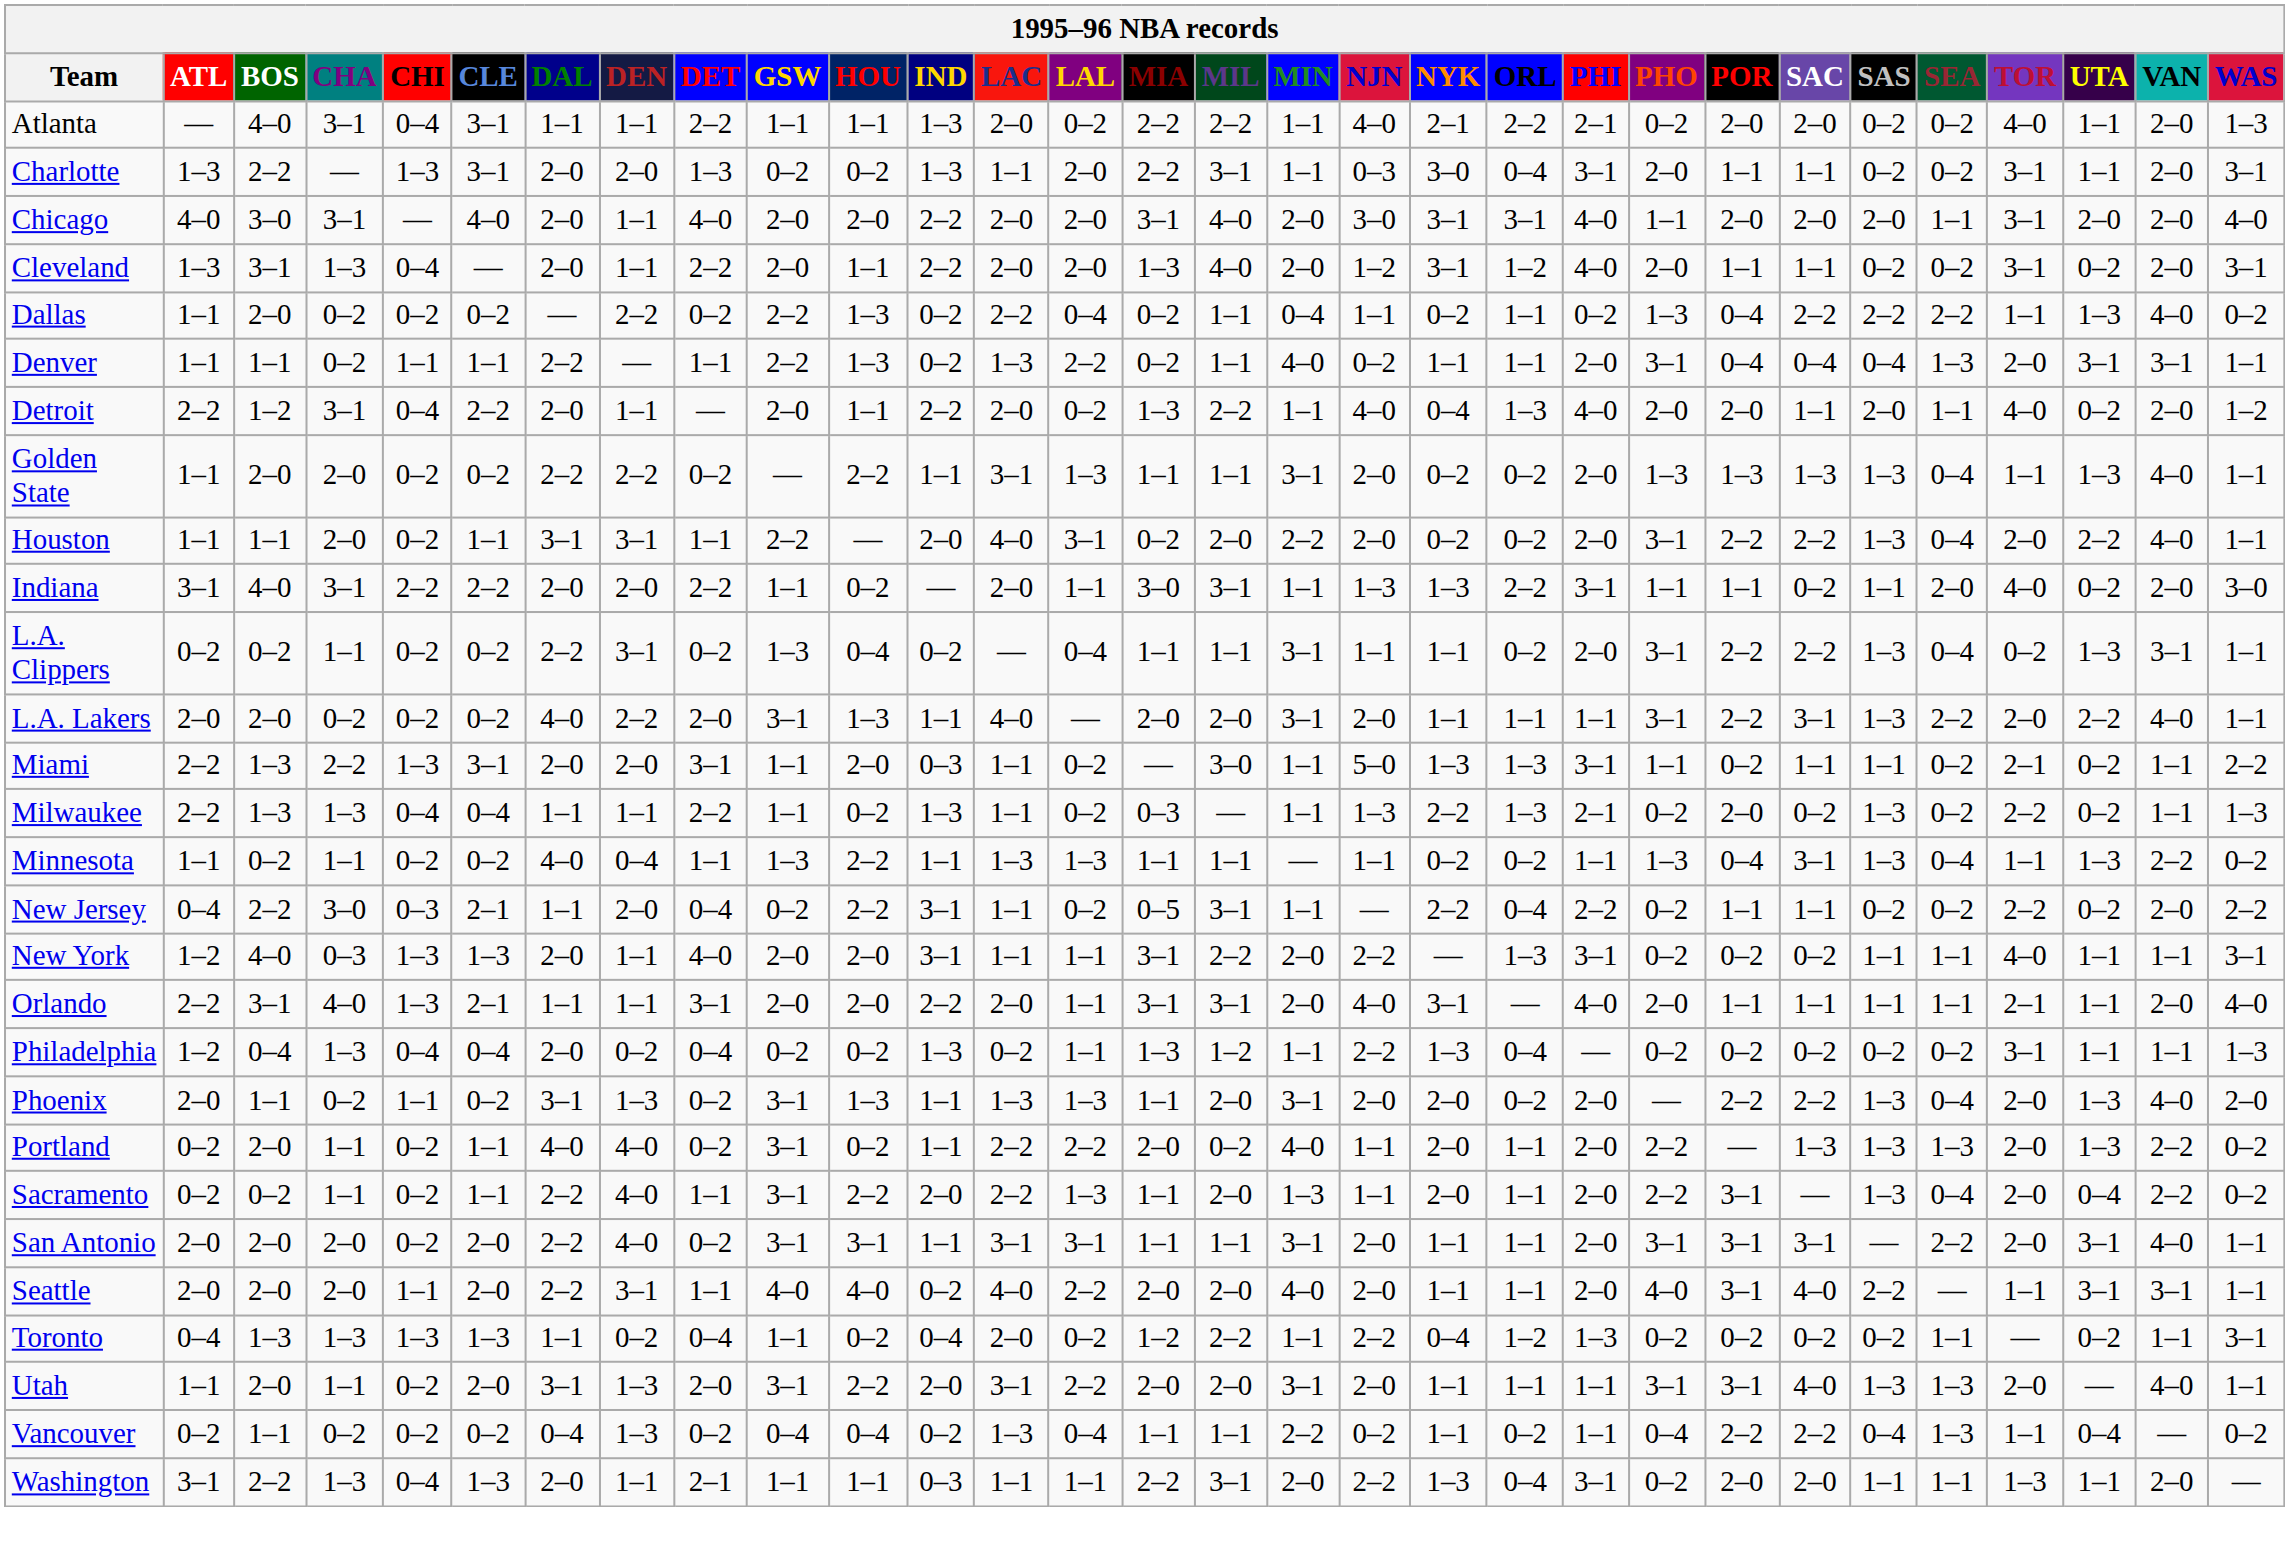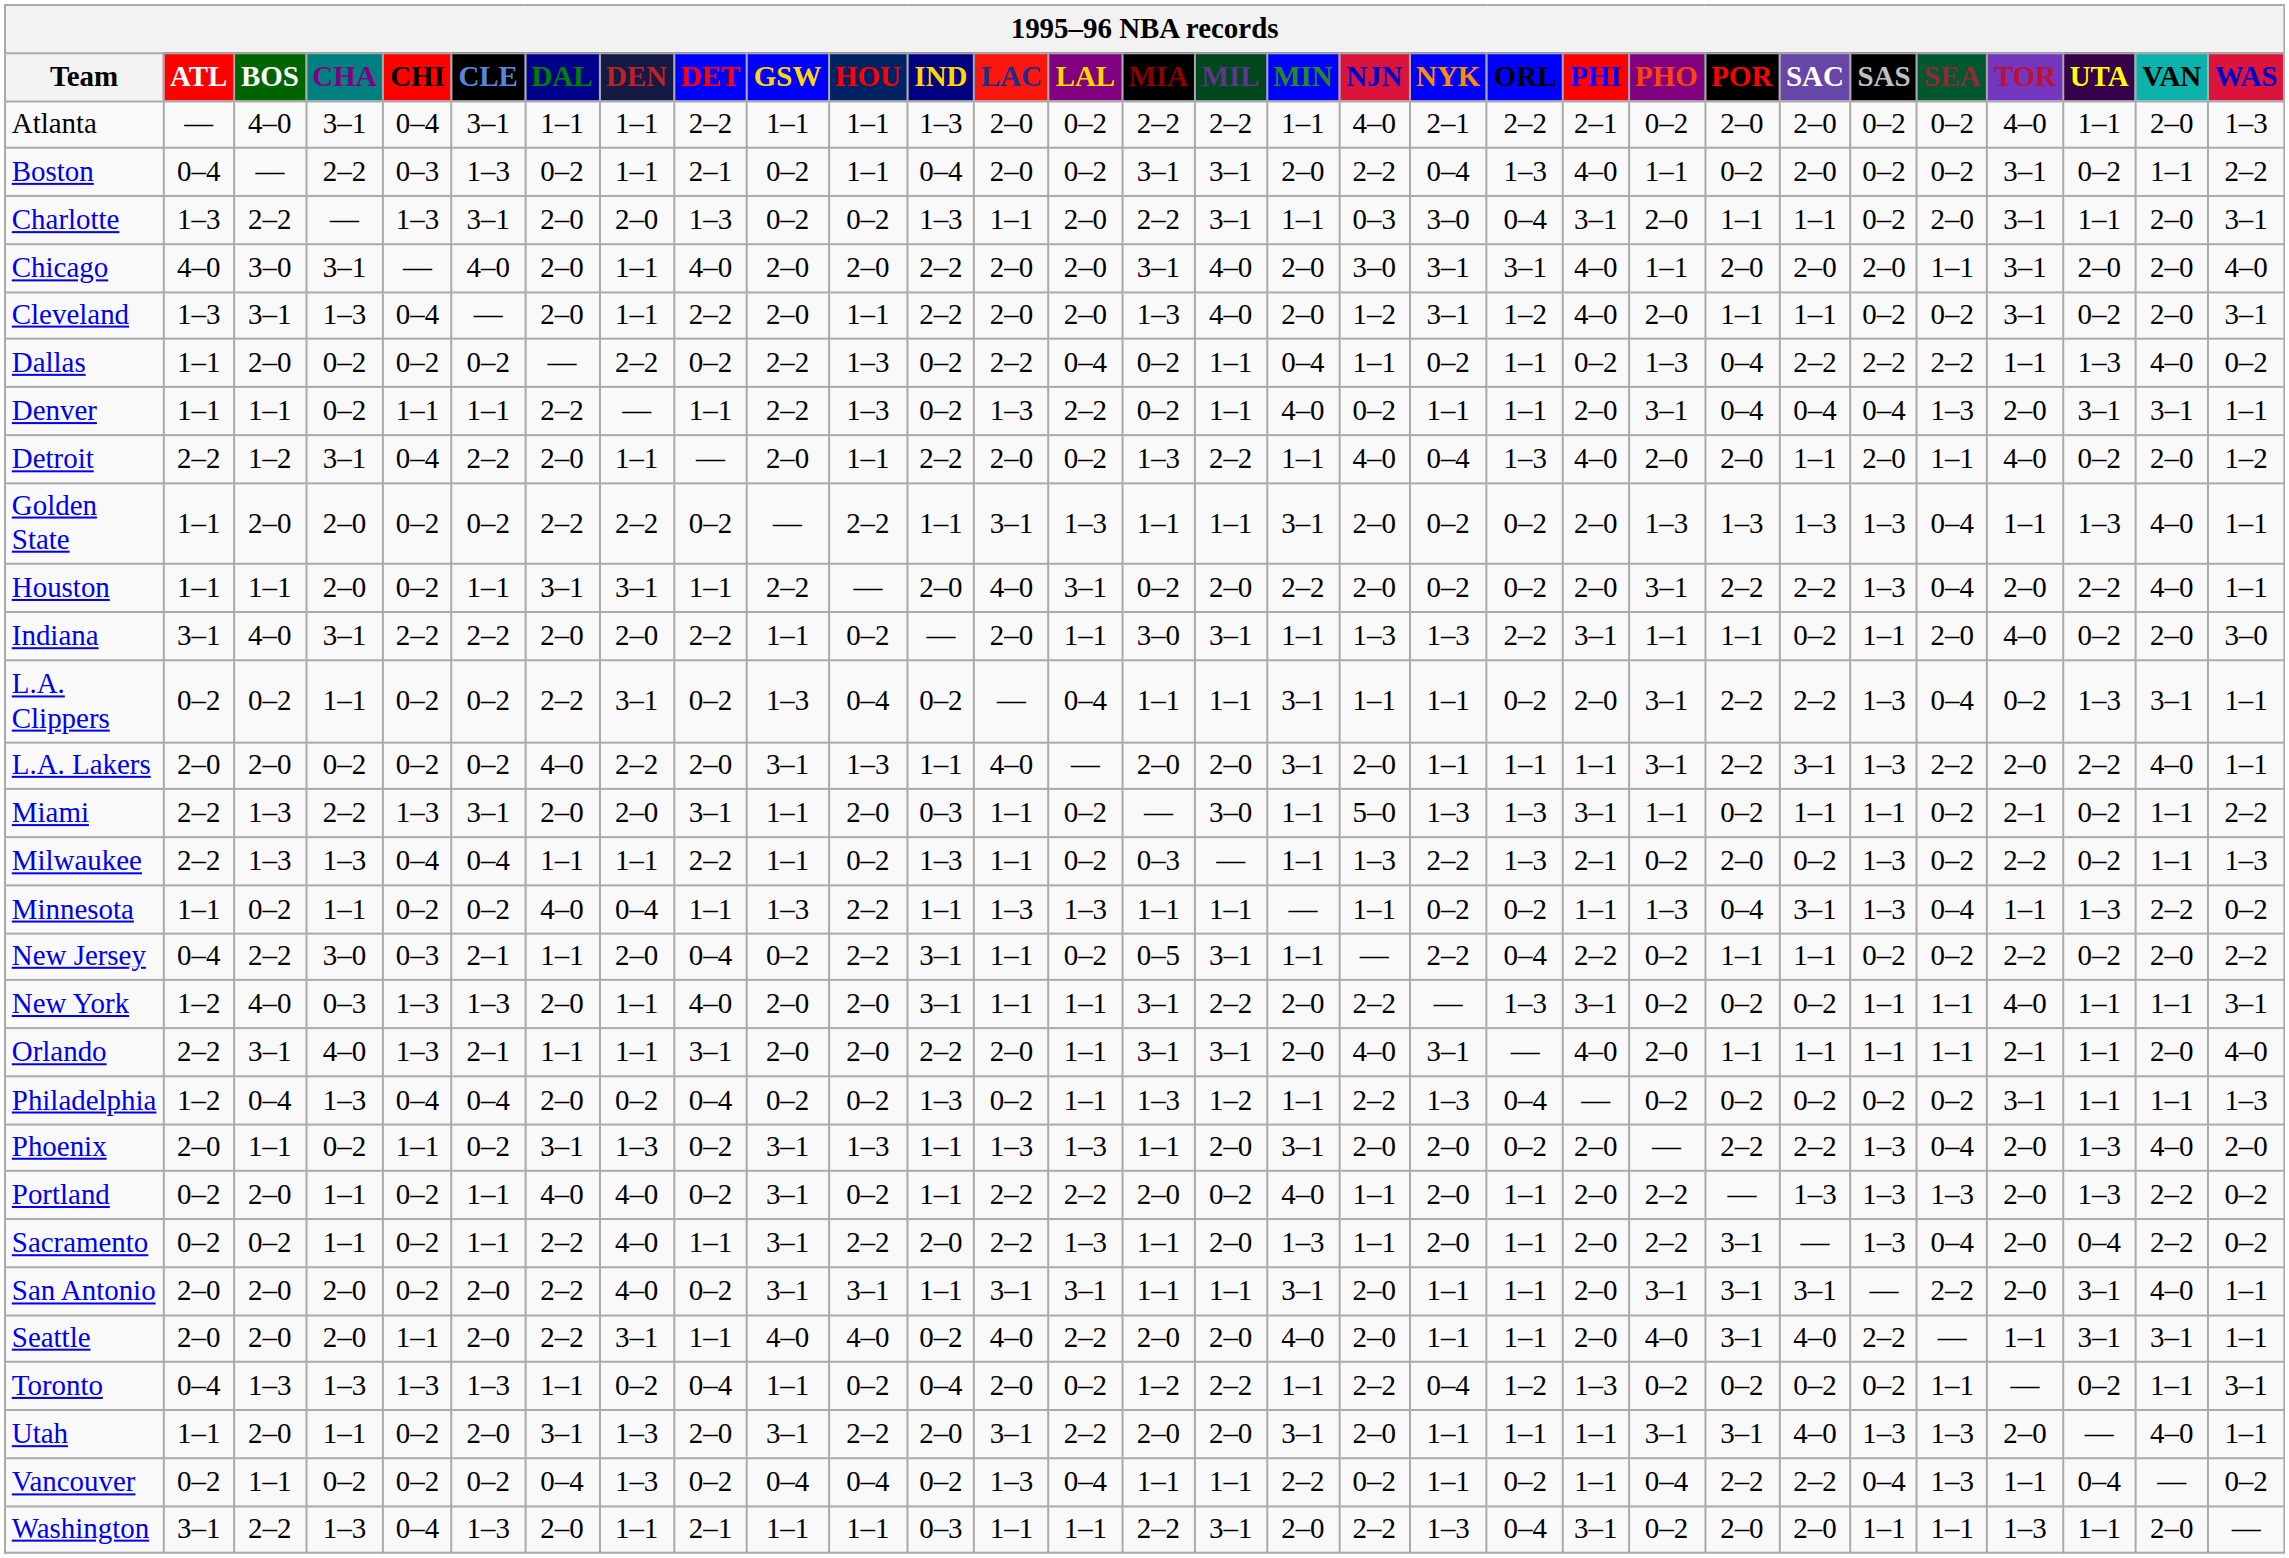+ row: (53, 171)
(1952, 171) 0–2 -> (1952, 219) 2–0
